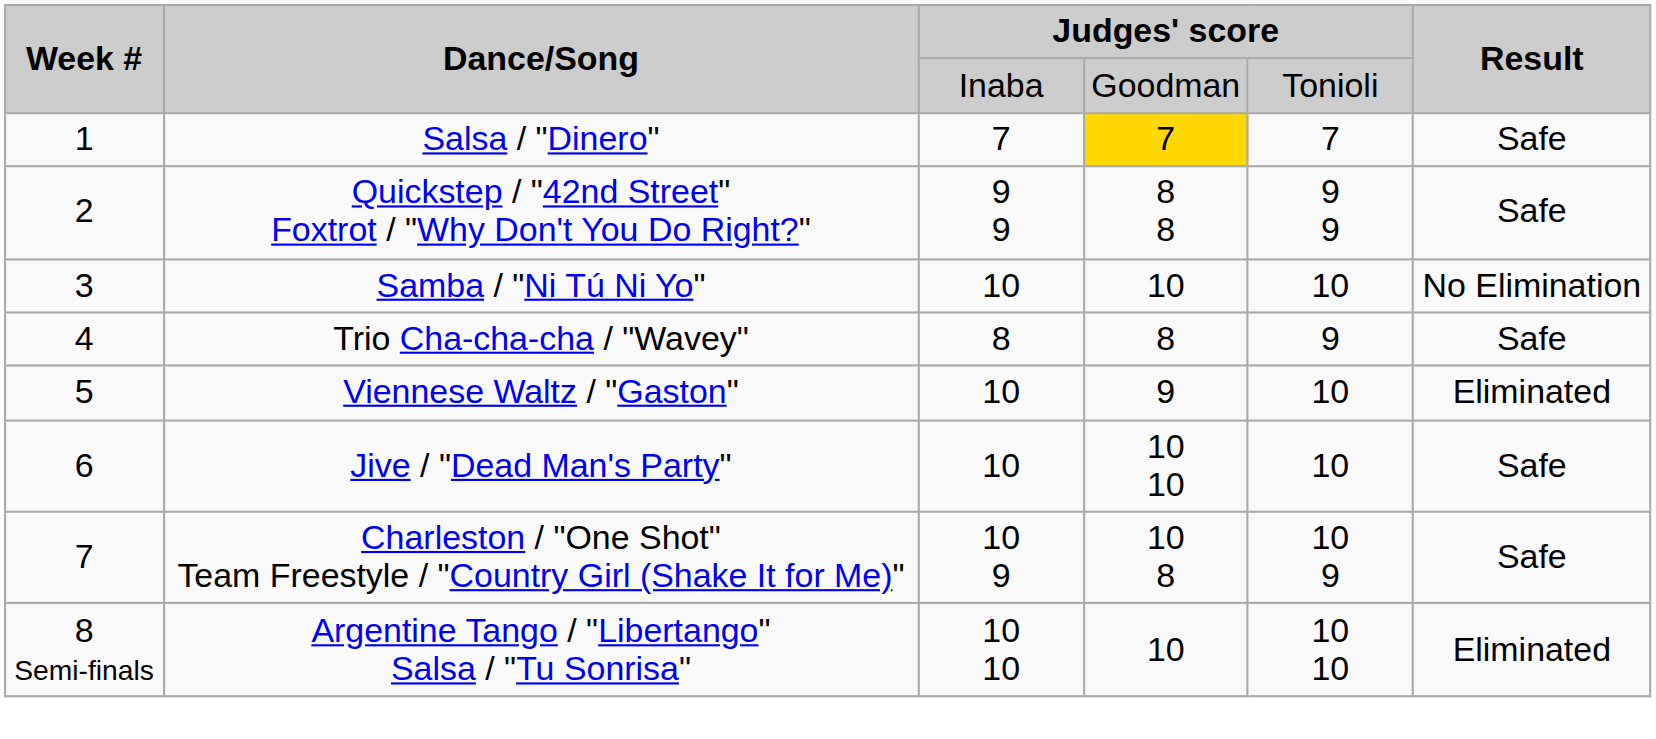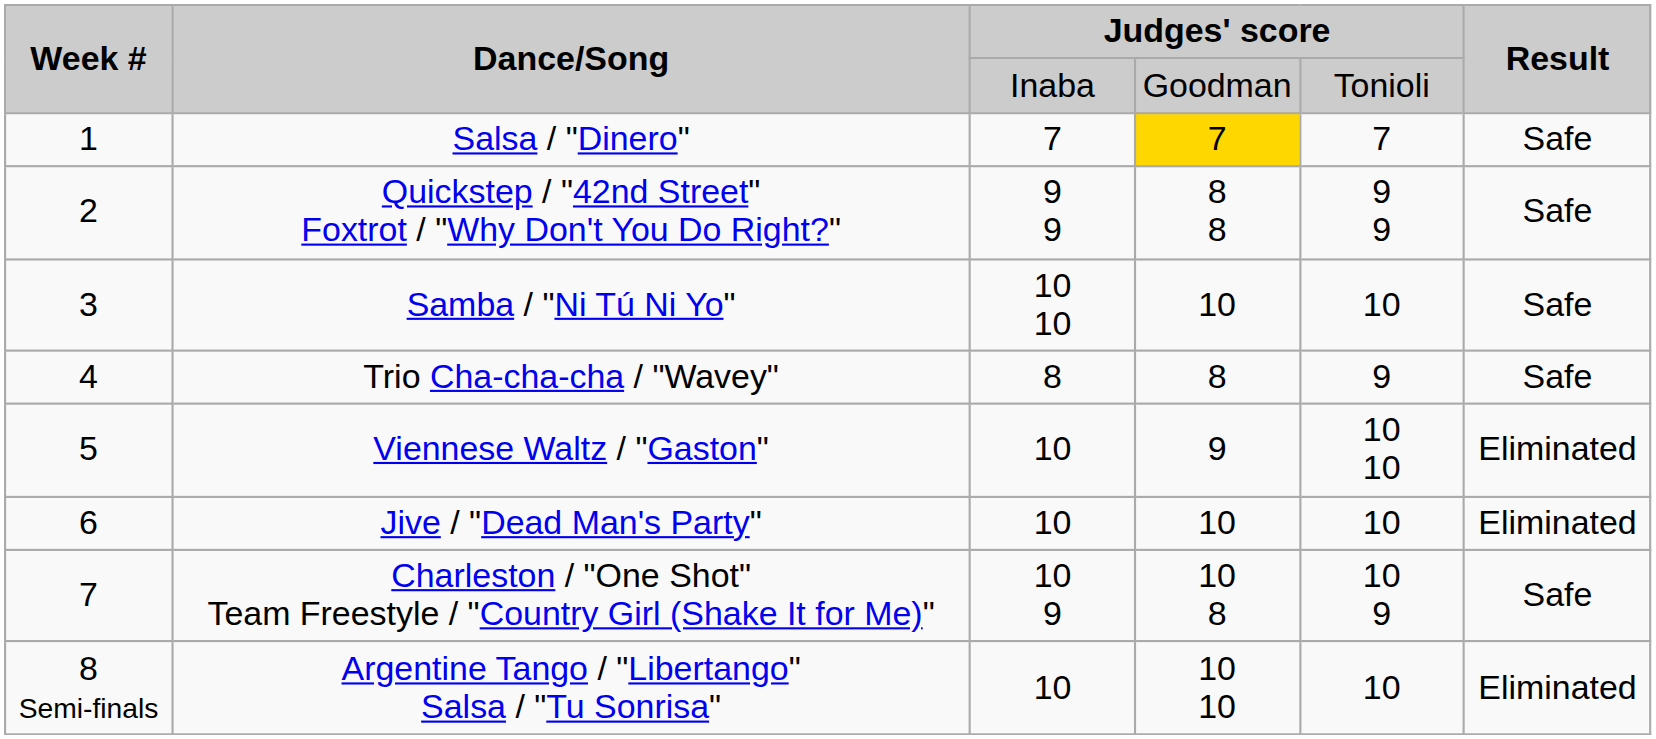(1001, 284) 10 -> (1053, 303) 10 10
(1532, 284) No Elimination -> (1558, 303) Safe
(1330, 392) 10 -> (1382, 449) 10 10
(1166, 465) 10 10 -> (1217, 522) 10
(1532, 465) Safe -> (1558, 522) Eliminated
(1001, 649) 10 10 -> (1053, 687) 10
(1166, 649) 10 -> (1217, 687) 10 10
(1330, 649) 10 10 -> (1382, 687) 10
